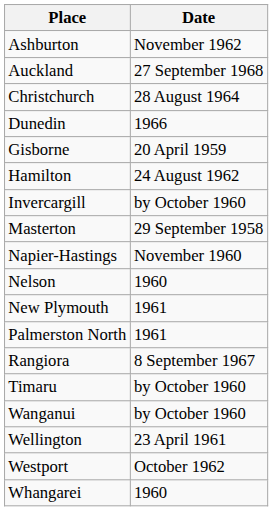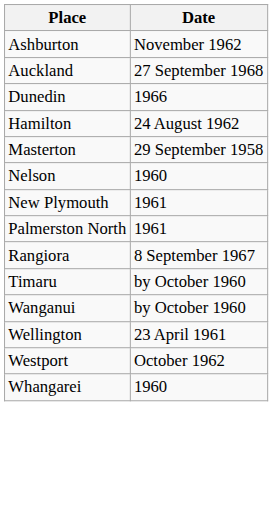- row: (51, 96)
- row: (39, 149)
- row: (47, 202)
- row: (63, 255)
